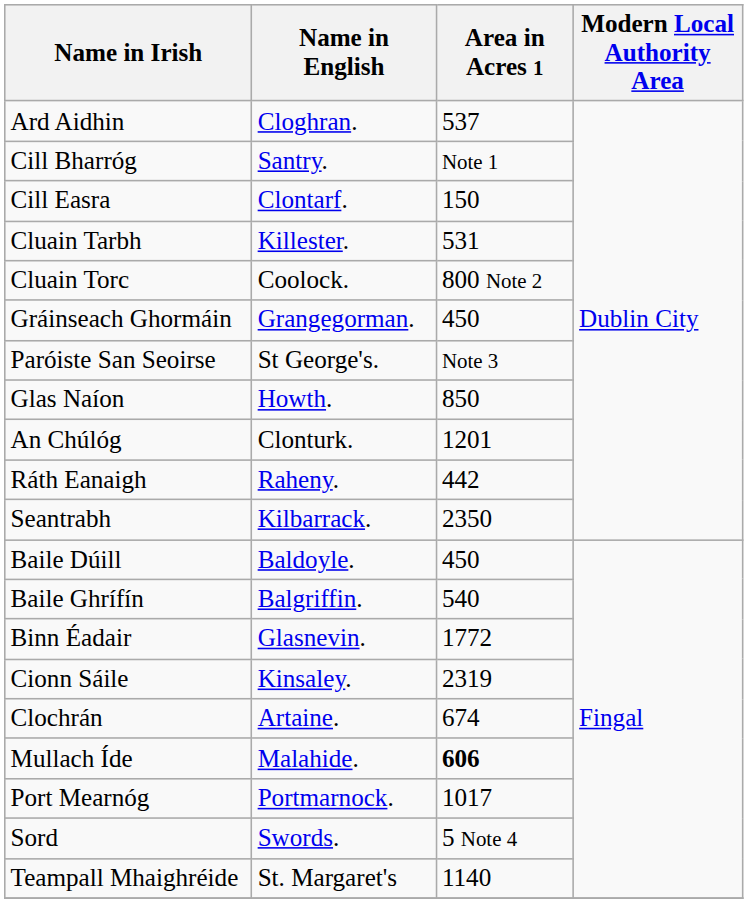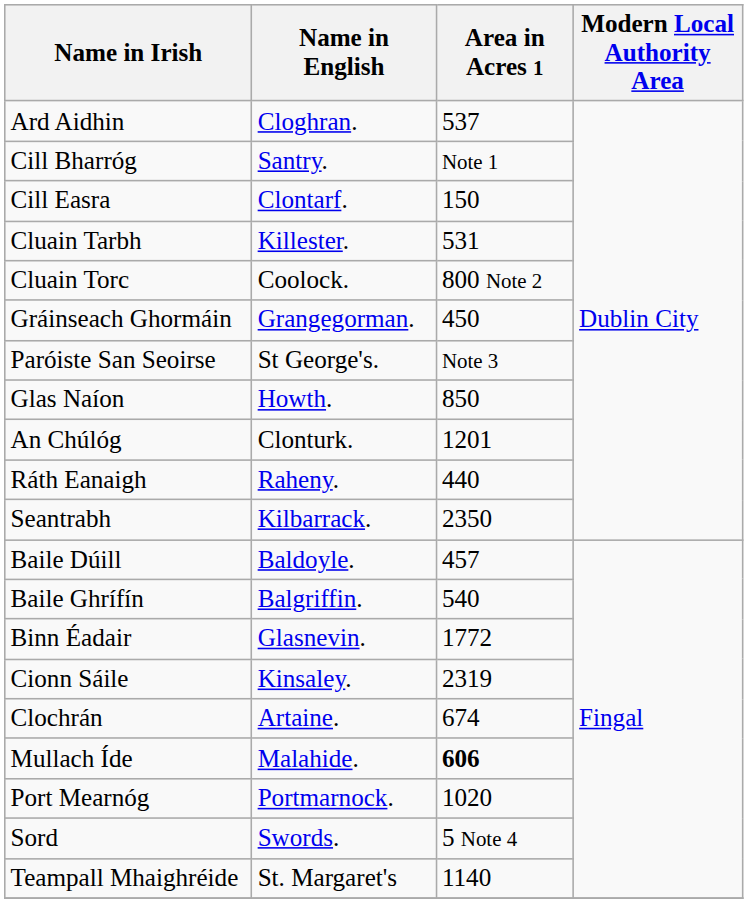(461, 479) 442 -> (461, 479) 440
(461, 559) 450 -> (461, 559) 457
(467, 798) 1017 -> (467, 798) 1020
